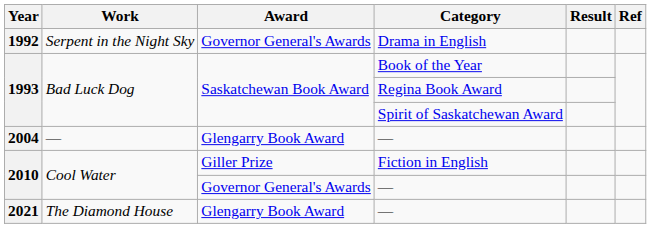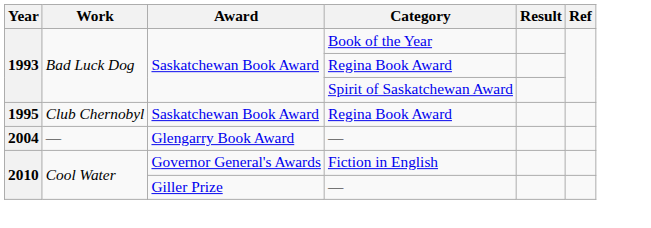- row: (23, 41)
+ row: (23, 114)
(237, 162) Giller Prize -> (236, 162) Governor General's Awards
(286, 187) Governor General's Awards -> (187, 187) Giller Prize
- row: (23, 211)
